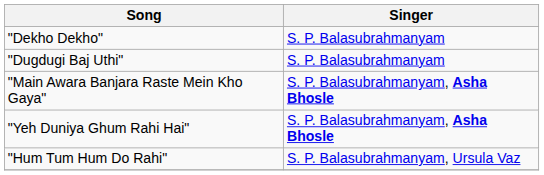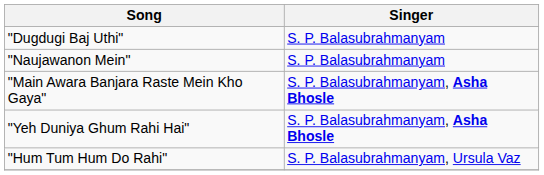- row: (55, 37)
+ row: (69, 60)
